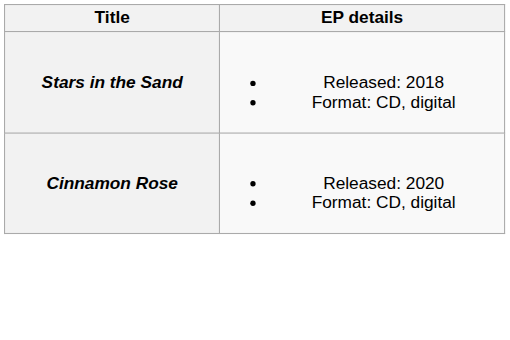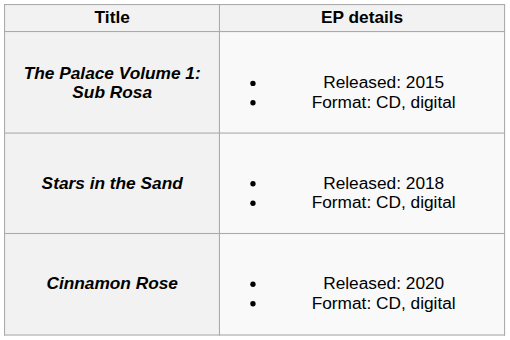+ row: (112, 82)
